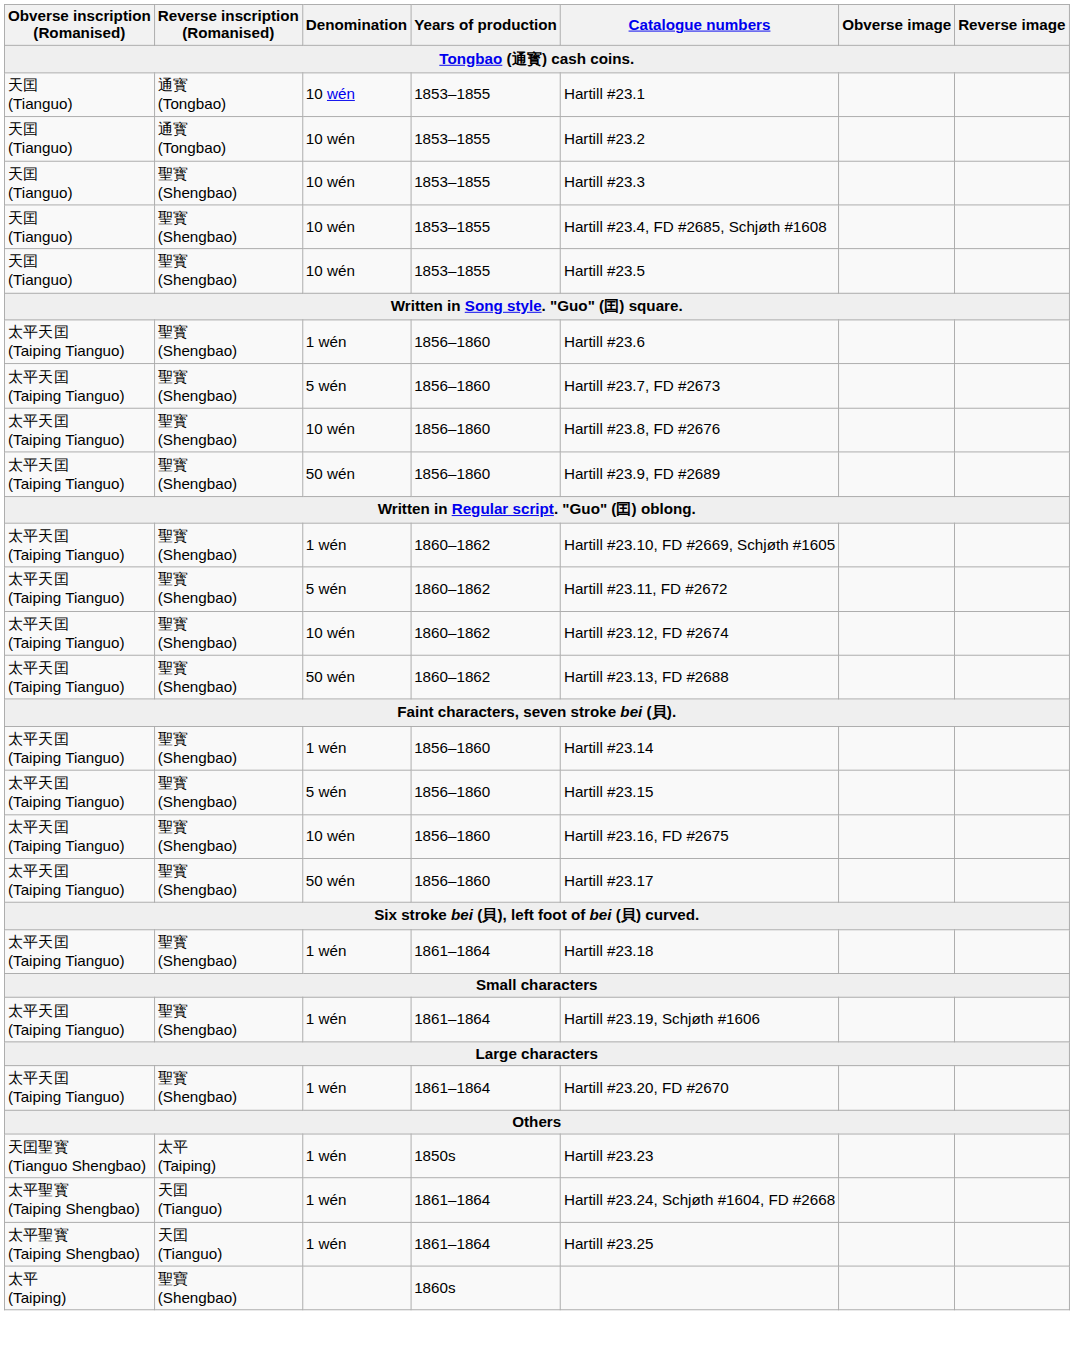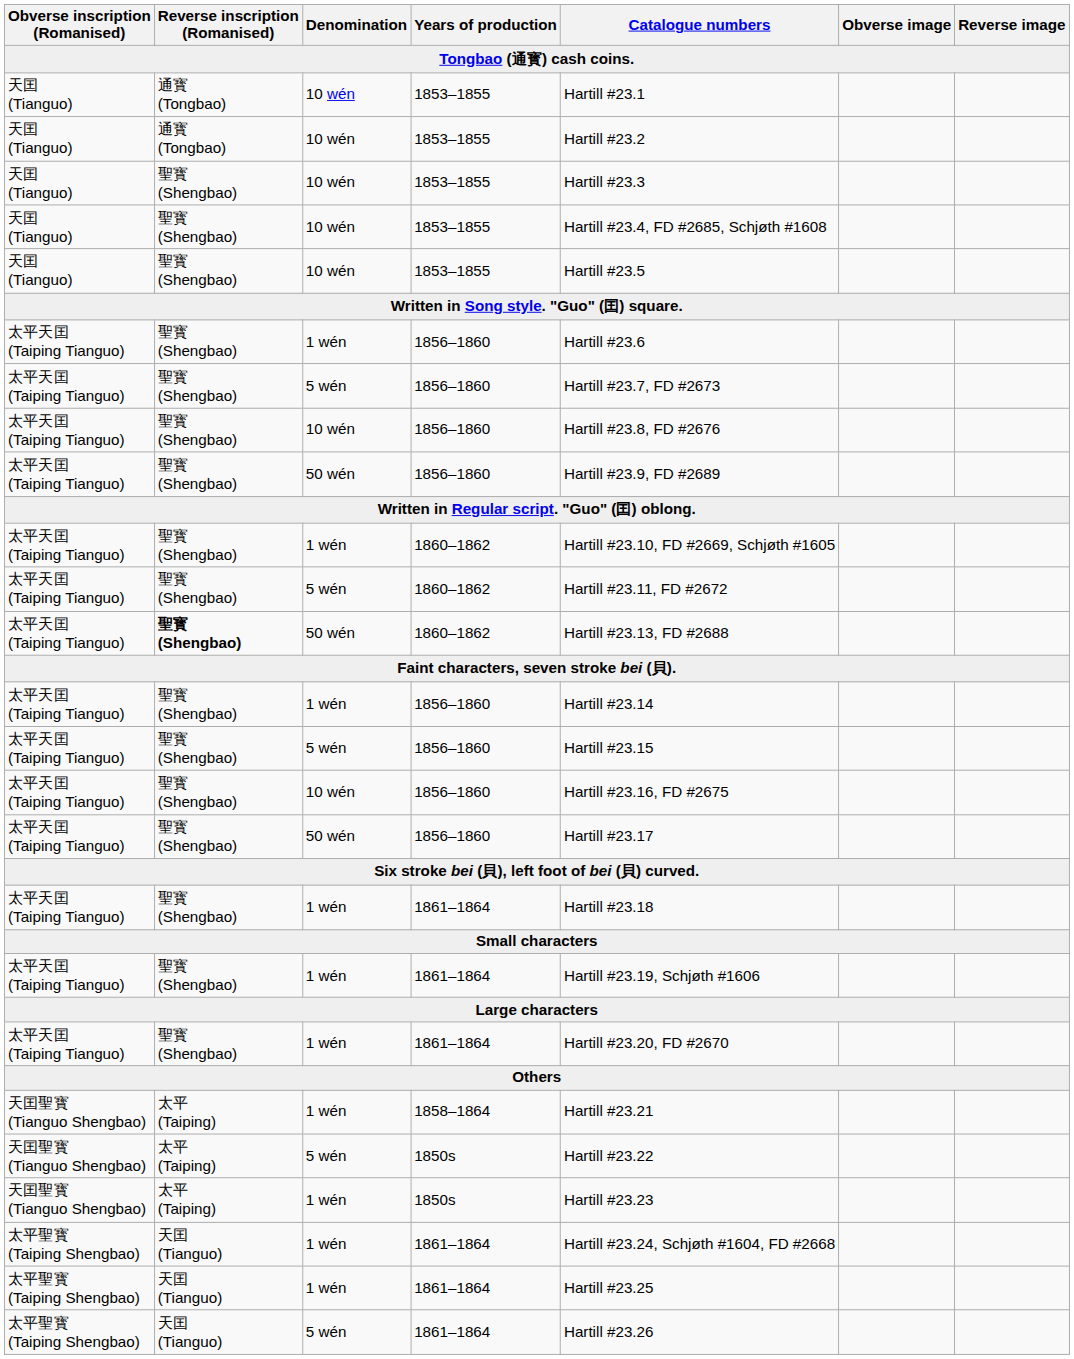- row: (330, 633)
(197, 677) normal -> (200, 633) bold
+ row: (326, 1111)
+ row: (326, 1155)
+ row: (326, 1332)
- row: (356, 1288)
